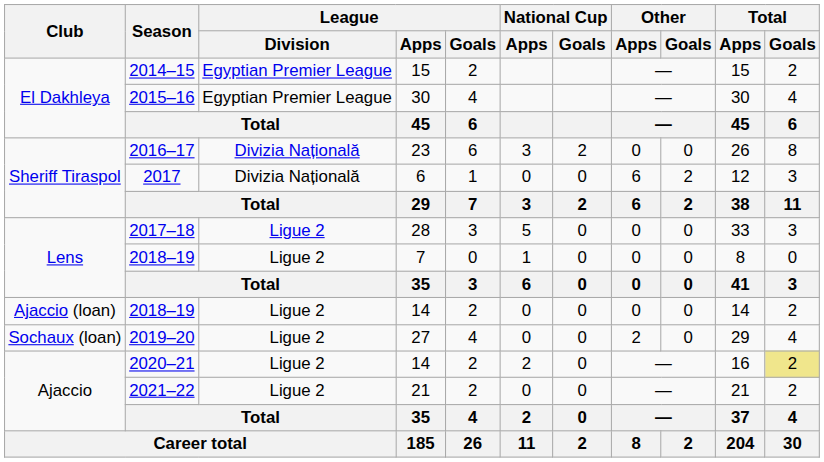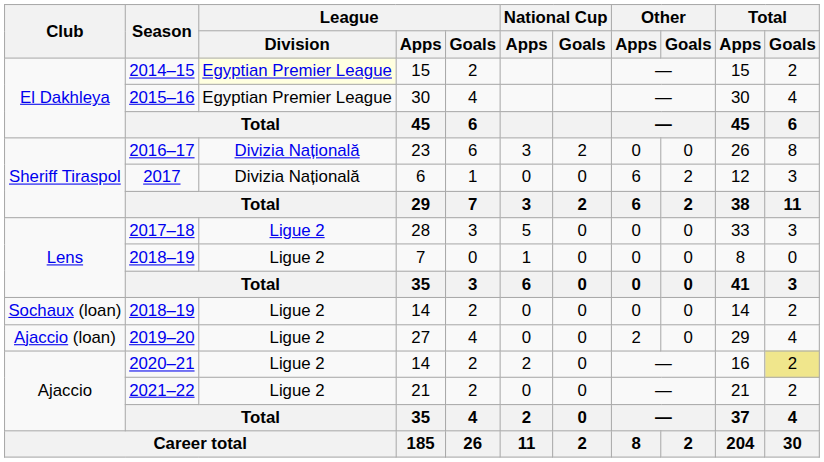(297, 71) no background -> (297, 71) lightyellow background
(65, 310) Ajaccio (loan) -> (65, 310) Sochaux (loan)
(65, 337) Sochaux (loan) -> (65, 337) Ajaccio (loan)
